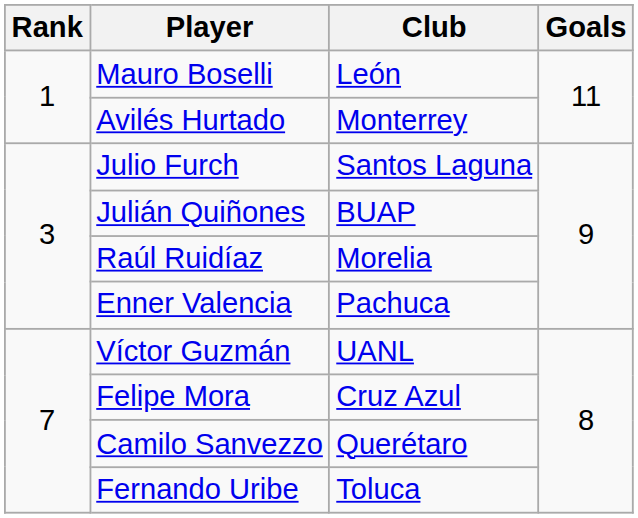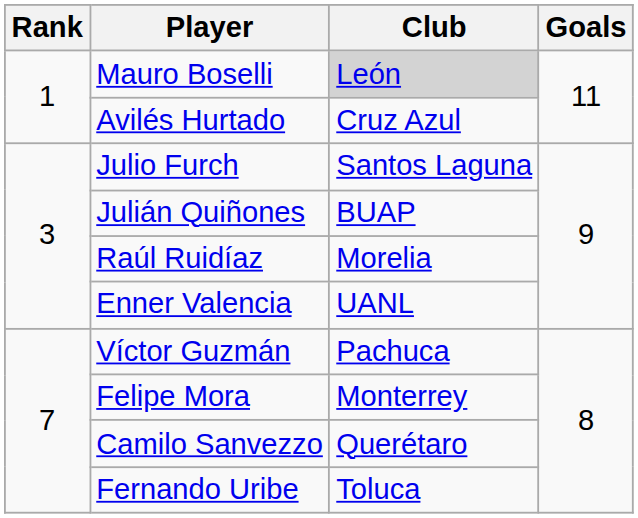(369, 73) no background -> (369, 73) lightgrey background
(402, 119) Monterrey -> (399, 119) Cruz Azul
(393, 304) Pachuca -> (375, 304) UANL
(375, 350) UANL -> (393, 350) Pachuca
(399, 397) Cruz Azul -> (402, 397) Monterrey
